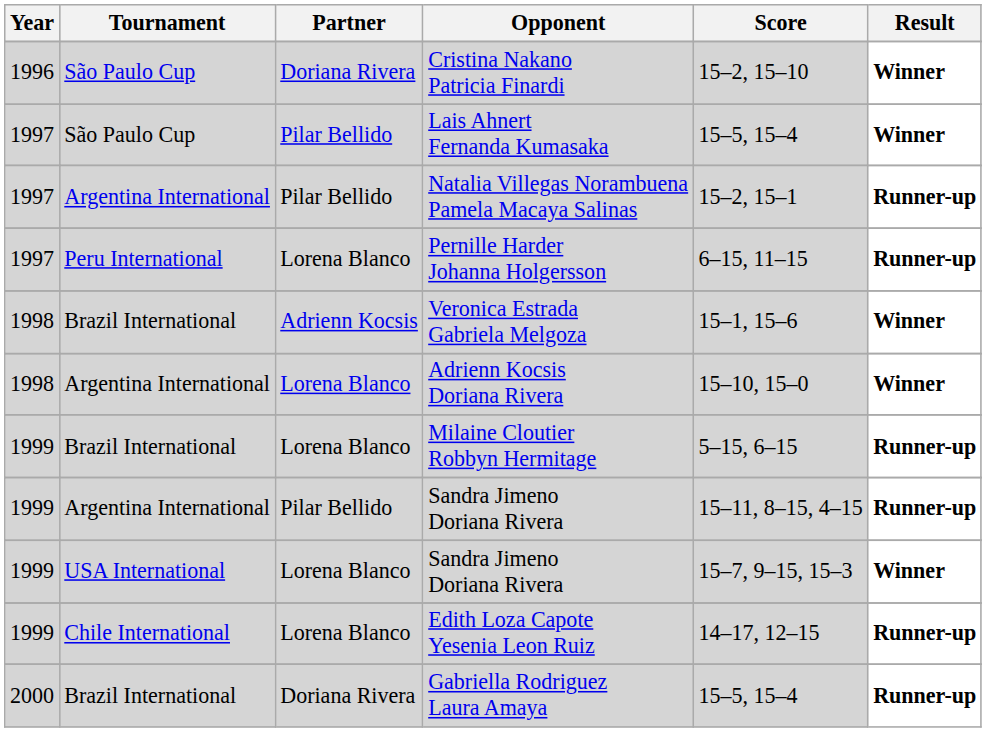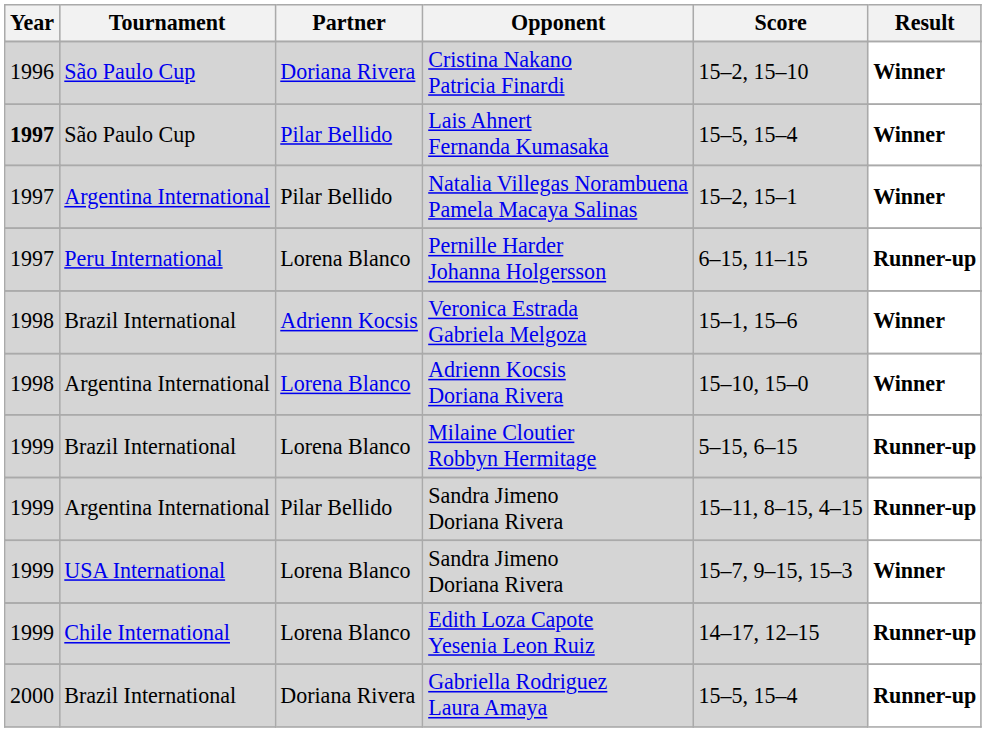(32, 134) normal -> (32, 134) bold
(925, 197) Runner-up -> (909, 197) Winner
